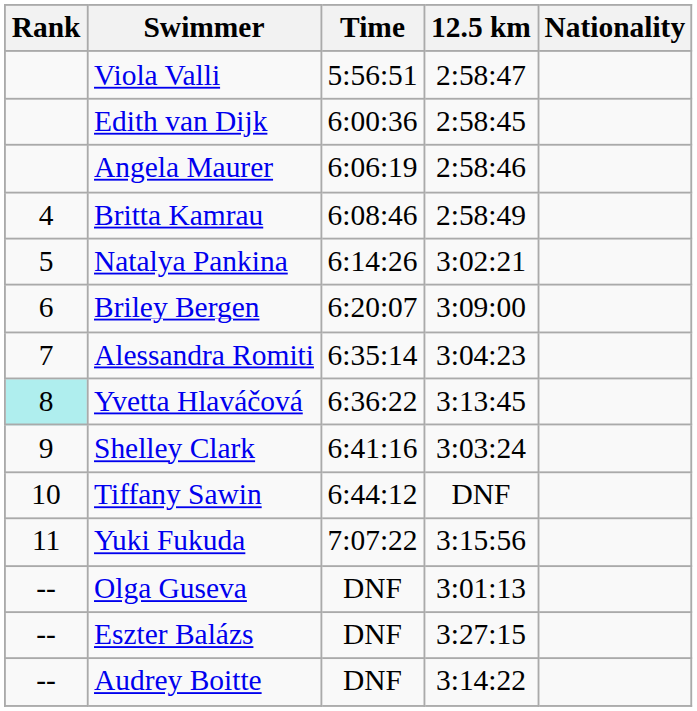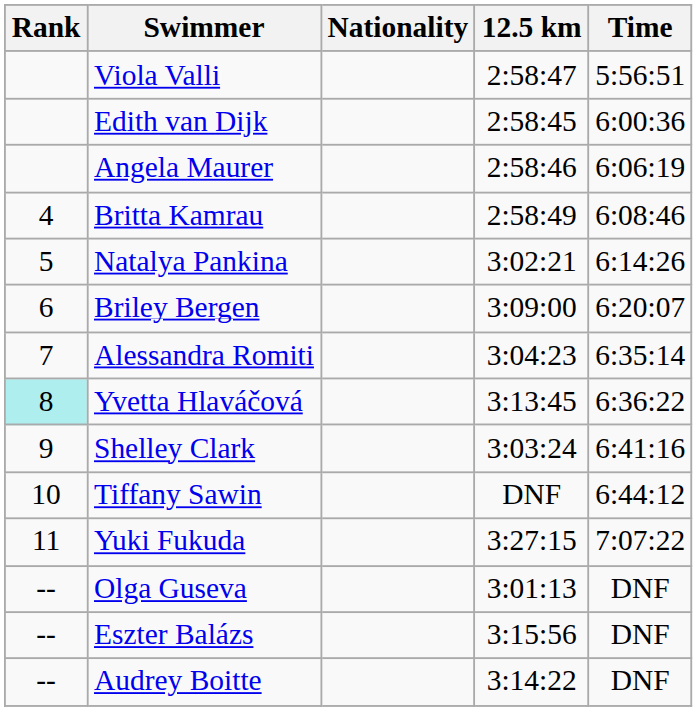columns swapped: (615, 27) <-> (373, 27)
(481, 541) 3:15:56 -> (532, 541) 3:27:15
(481, 634) 3:27:15 -> (532, 634) 3:15:56
